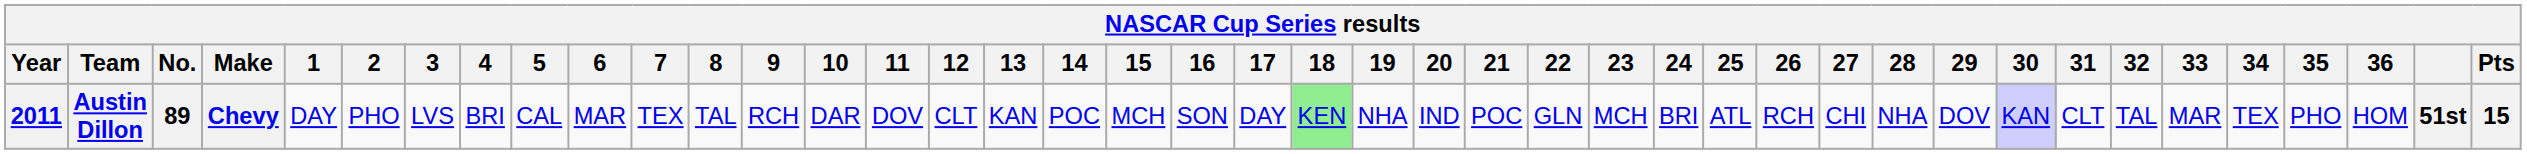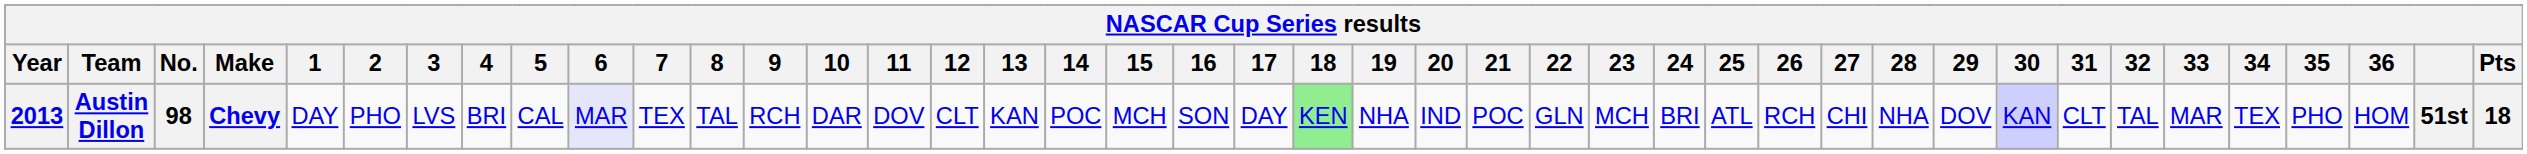(36, 116) 2011 -> (37, 116) 2013
(177, 116) 89 -> (179, 116) 98
(600, 116) no background -> (601, 116) lavender background
(2496, 116) 15 -> (2498, 116) 18
